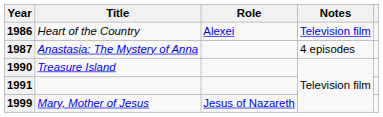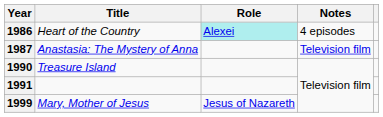(219, 31) no background -> (219, 31) paleturquoise background
(335, 31) Television film -> (328, 31) 4 episodes
(328, 49) 4 episodes -> (335, 49) Television film
